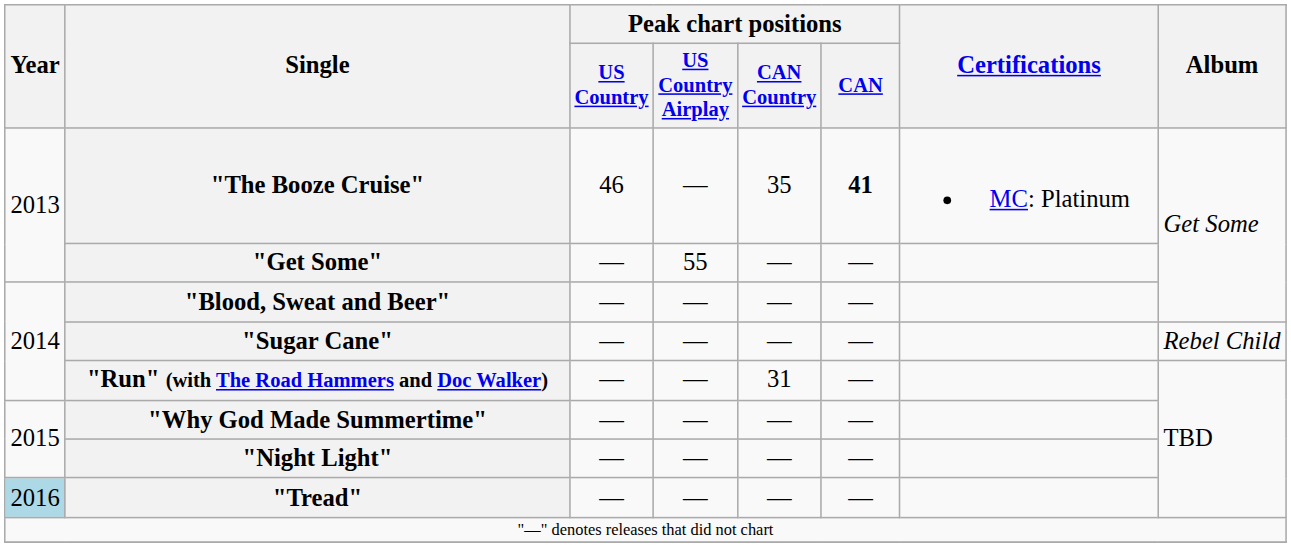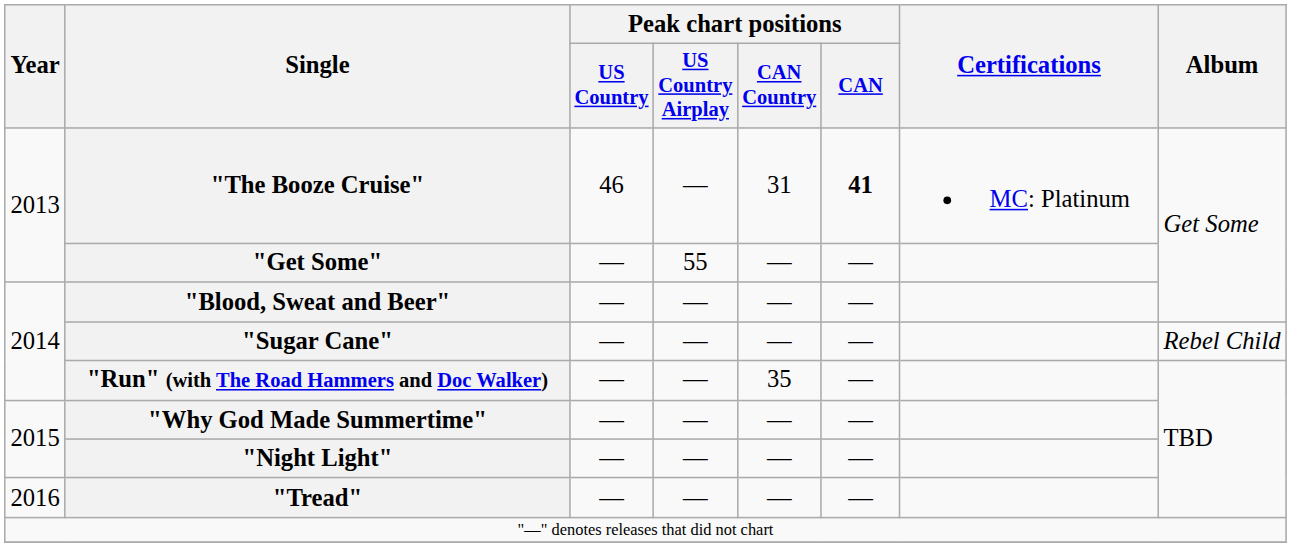(779, 185) 35 -> (779, 185) 31
(779, 380) 31 -> (779, 380) 35
(35, 497) lightblue background -> (35, 497) no background
